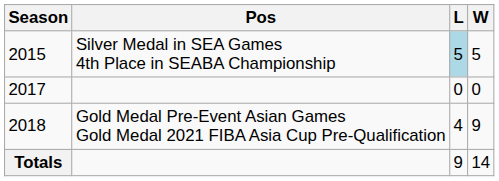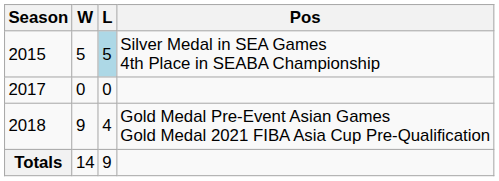columns swapped: (481, 17) <-> (261, 17)
